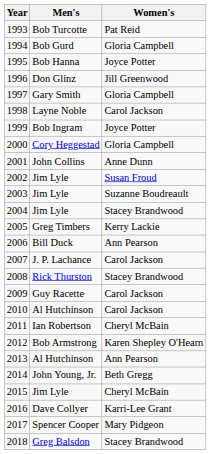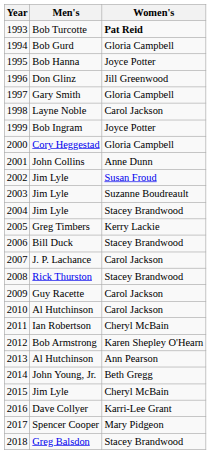(122, 29) normal -> (124, 29) bold
(131, 243) Ann Pearson -> (144, 243) Stacey Brandwood
